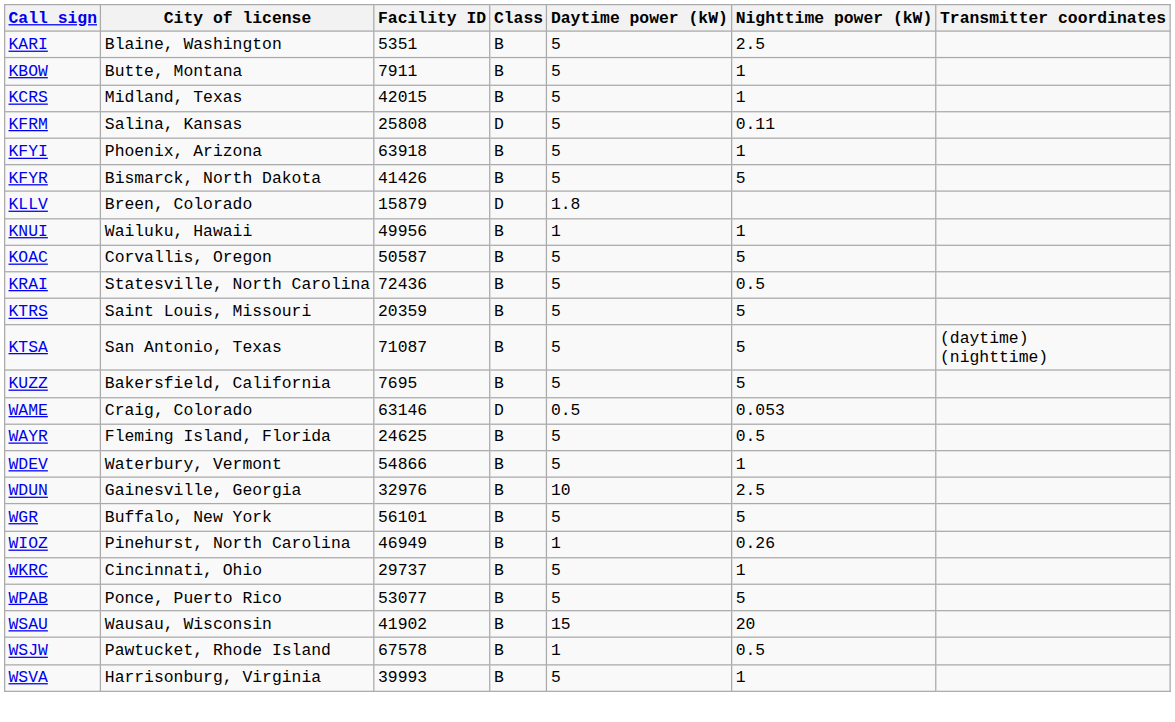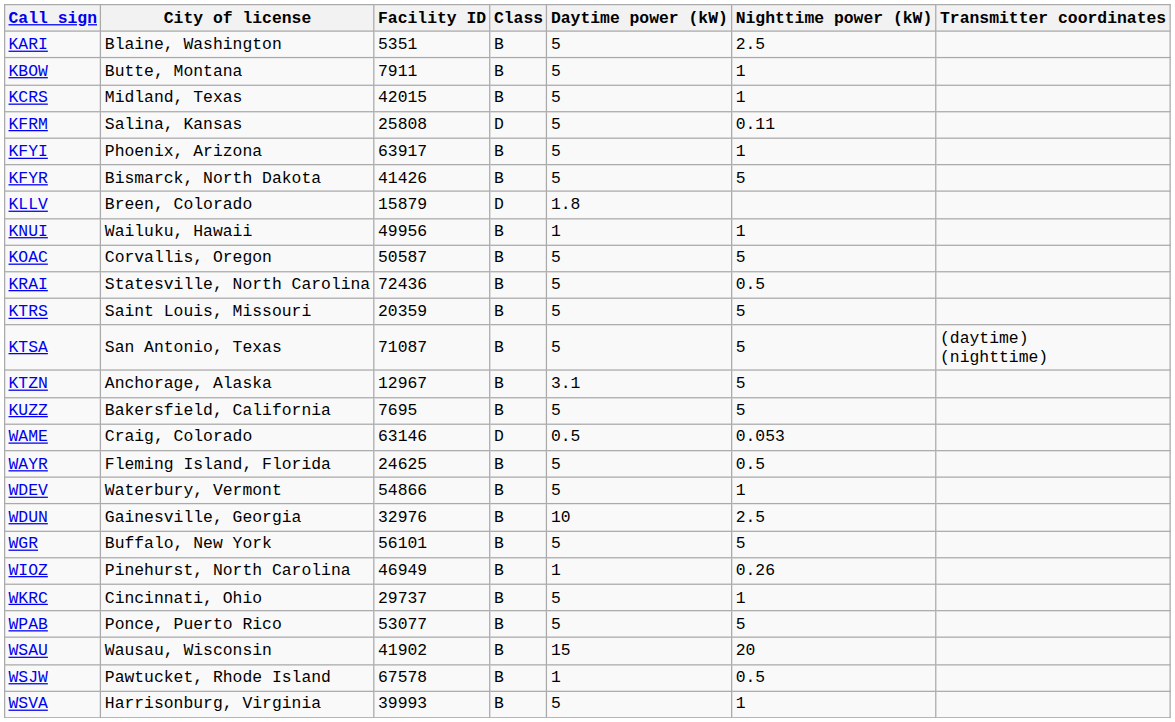(403, 151) 63918 -> (403, 151) 63917
+ row: (28, 384)
